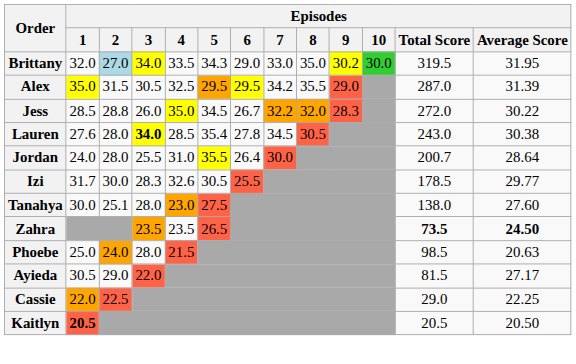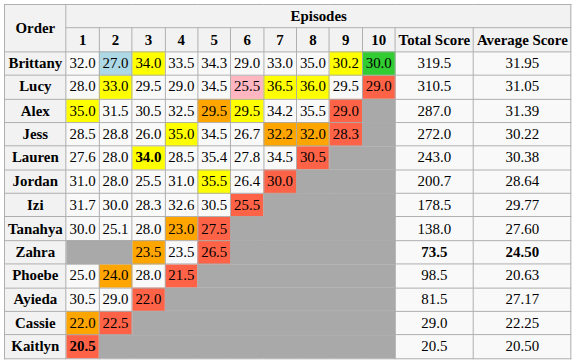+ row: (35, 87)
(83, 157) 24.0 -> (83, 181) 31.0
